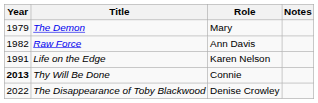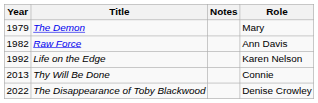columns swapped: (245, 12) <-> (298, 12)
(18, 59) 1991 -> (18, 59) 1992
(18, 75) bold -> (18, 75) normal
